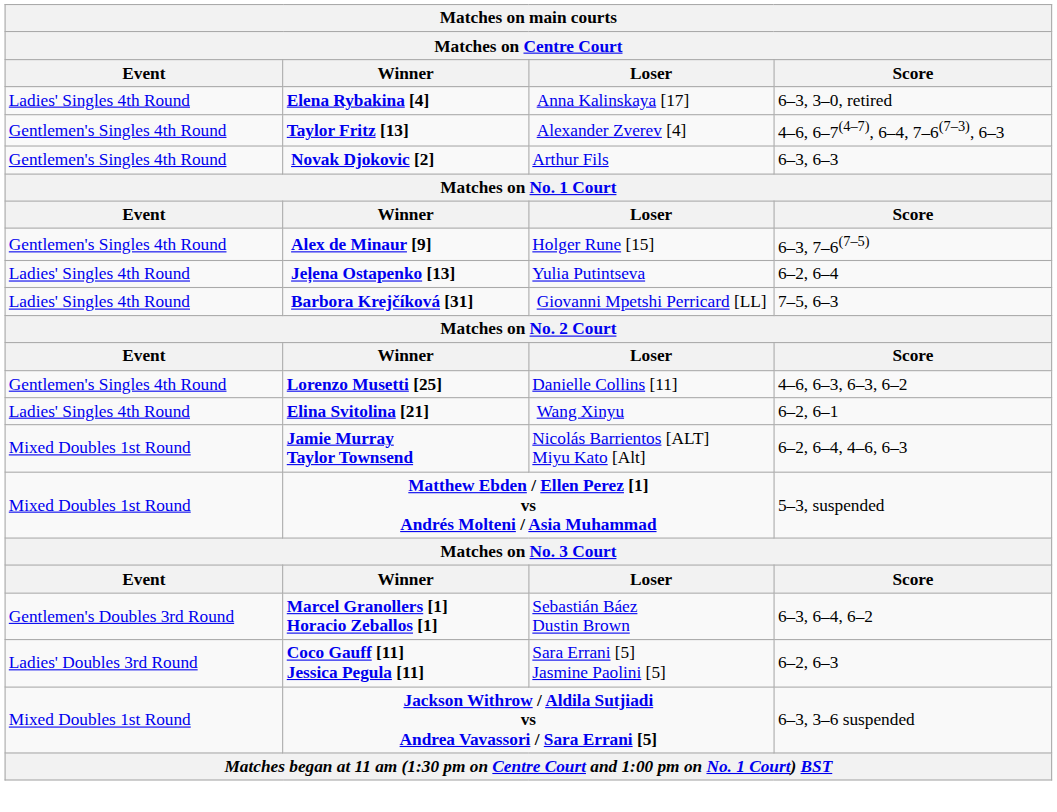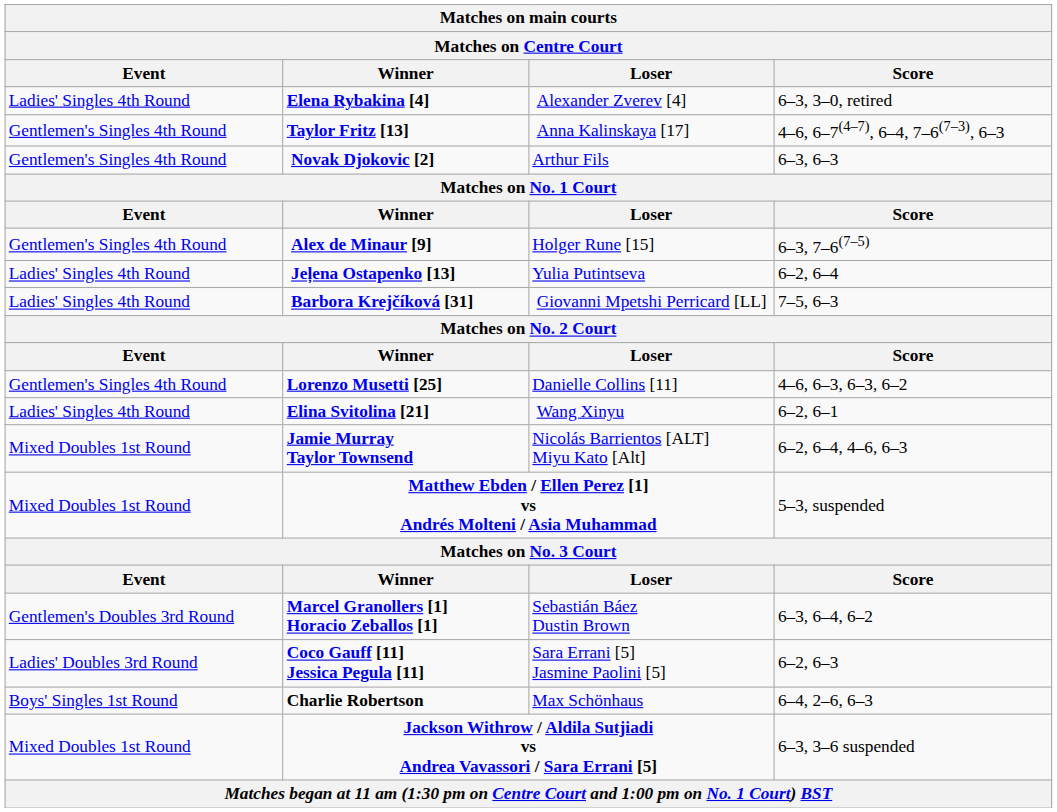(611, 100) Anna Kalinskaya [17] -> (609, 100) Alexander Zverev [4]
(609, 130) Alexander Zverev [4] -> (611, 130) Anna Kalinskaya [17]
+ row: (355, 700)
